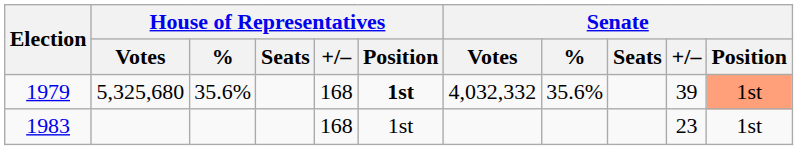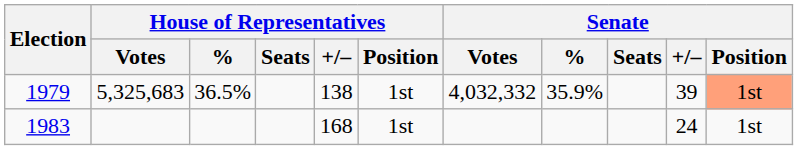(140, 91) 5,325,680 -> (140, 91) 5,325,683
(223, 91) 35.6% -> (223, 91) 36.5%
(336, 91) 168 -> (336, 91) 138
(401, 91) bold -> (401, 91) normal
(575, 91) 35.6% -> (575, 91) 35.9%
(687, 126) 23 -> (687, 126) 24
